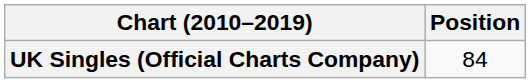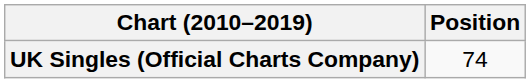(475, 58) 84 -> (475, 58) 74
